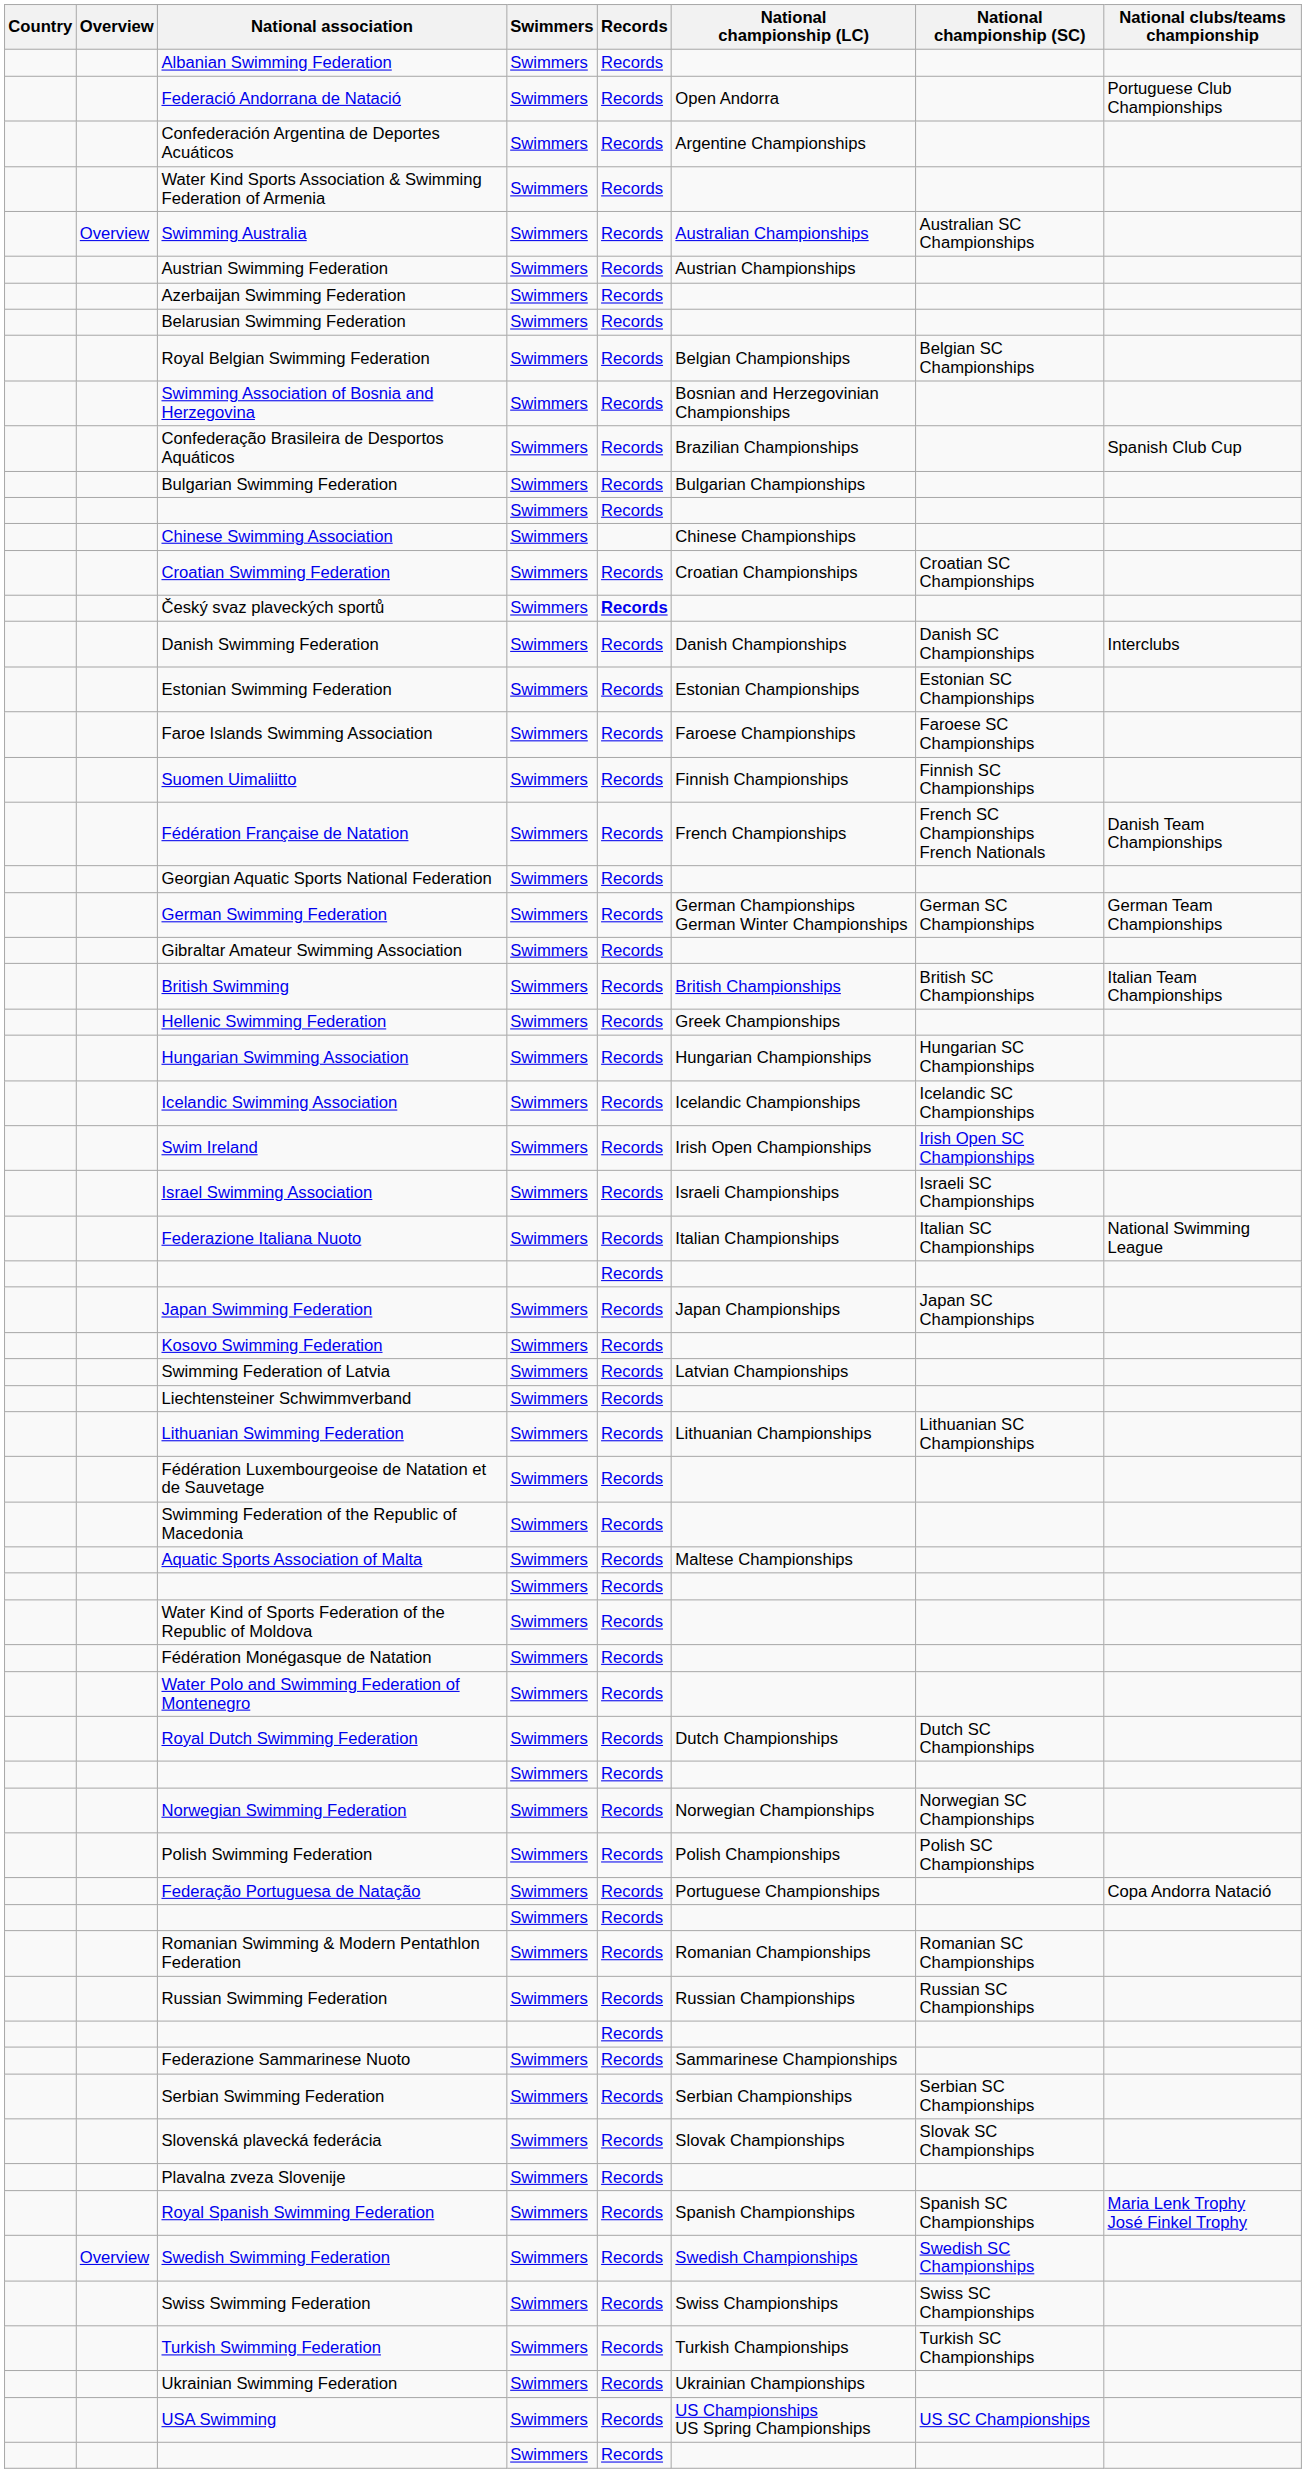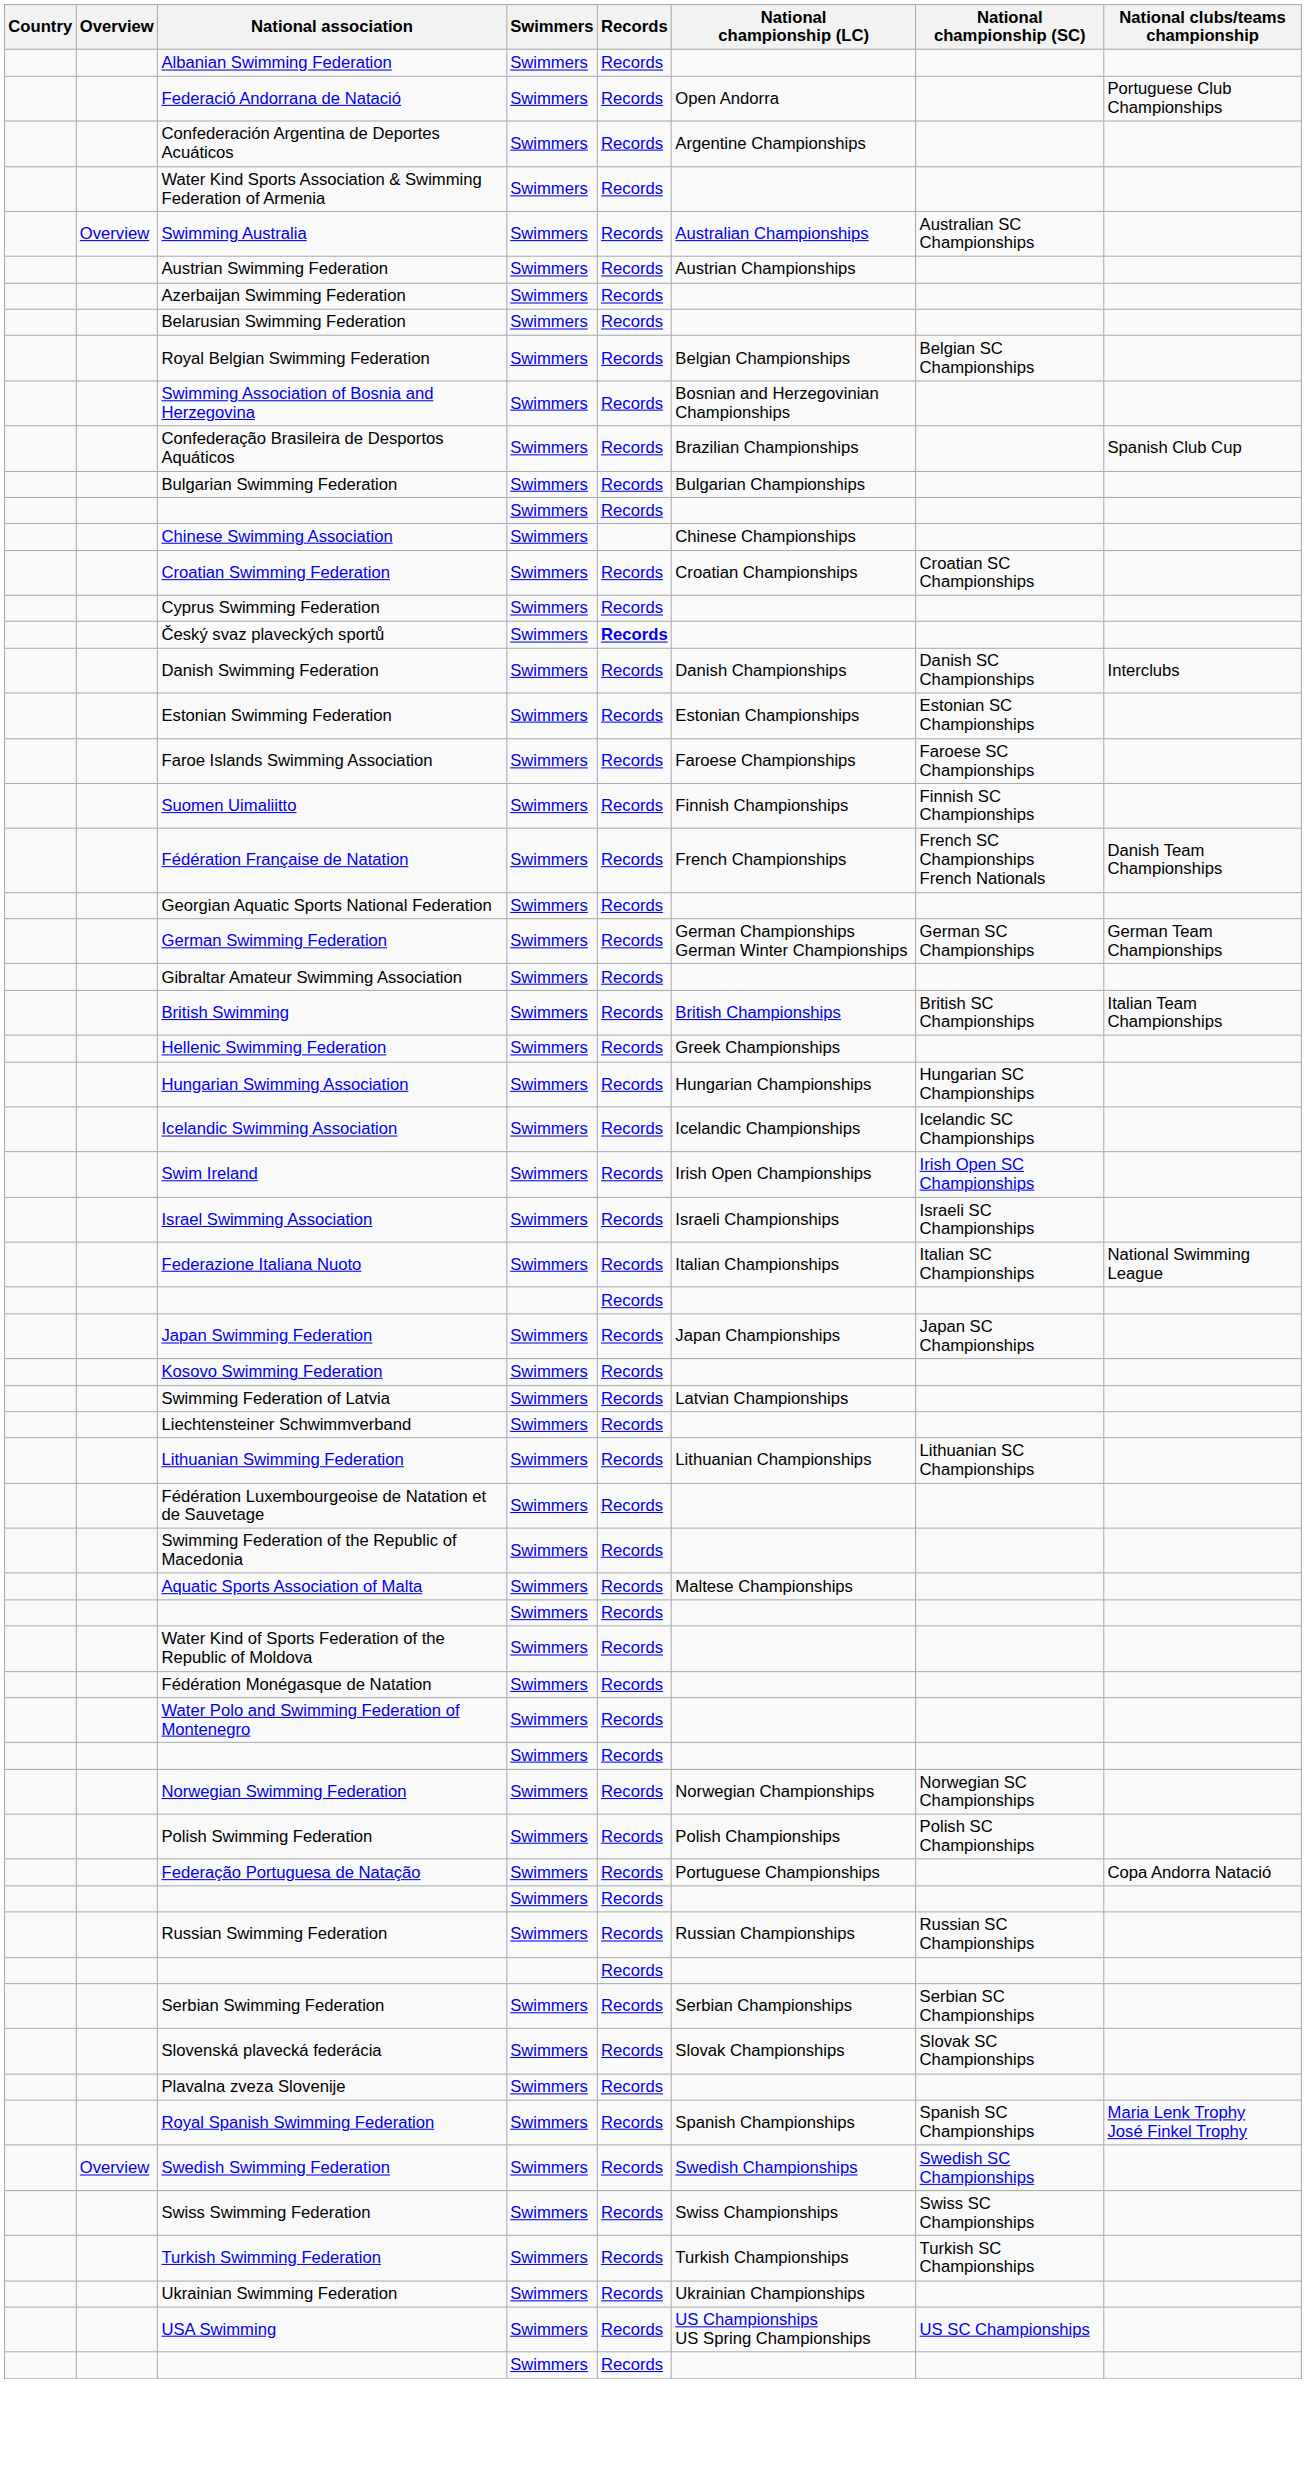+ row: (271, 608)
- row: (290, 1738)
- row: (321, 1953)
- row: (286, 2060)
